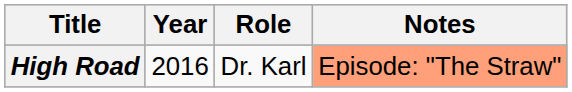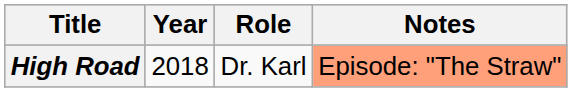(180, 65) 2016 -> (180, 65) 2018
